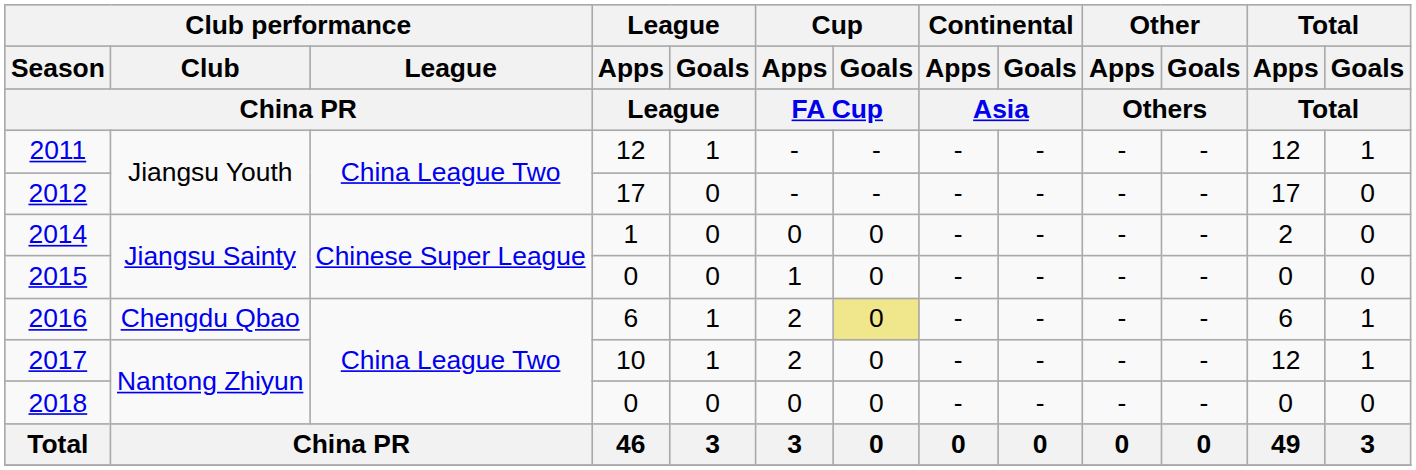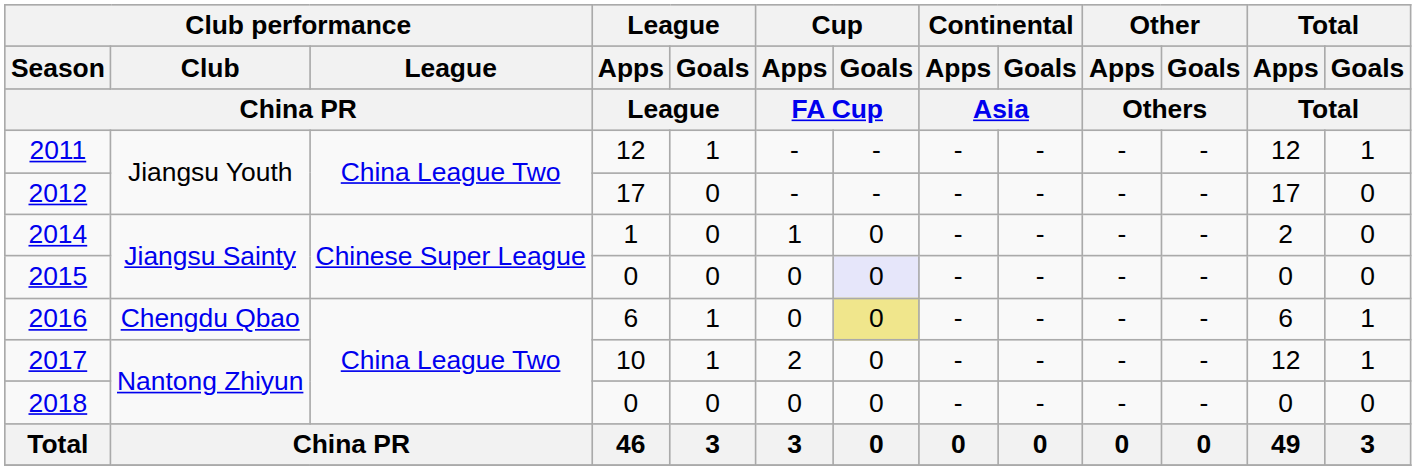(795, 234) 0 -> (795, 234) 1
(795, 276) 1 -> (795, 276) 0
(876, 276) no background -> (876, 276) lavender background
(795, 318) 2 -> (795, 318) 0
